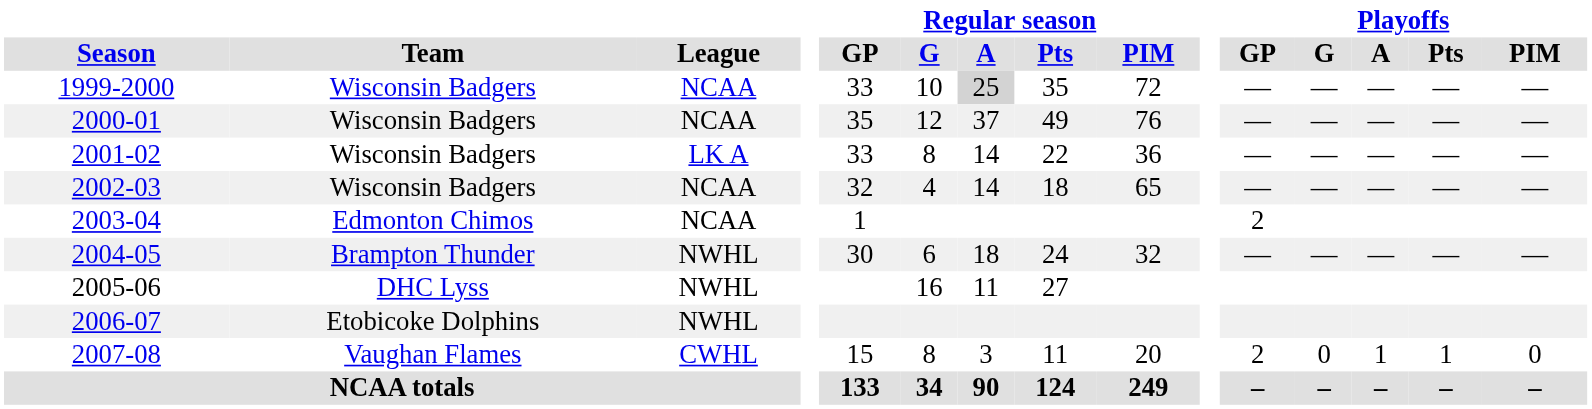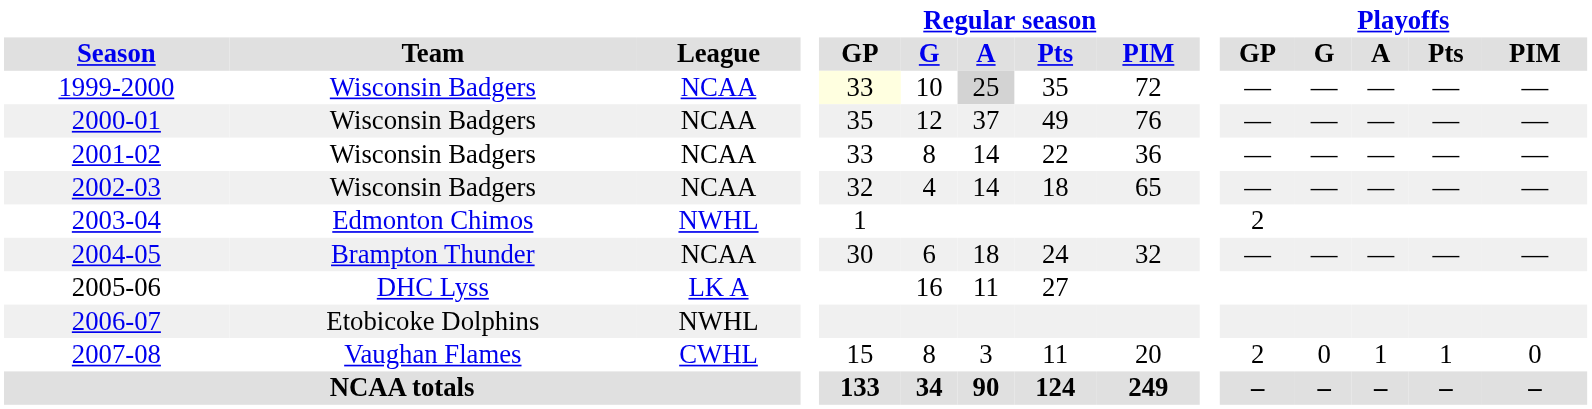(860, 87) no background -> (860, 87) lightyellow background
(718, 153) LK A -> (718, 153) NCAA
(718, 220) NCAA -> (719, 220) NWHL
(719, 254) NWHL -> (718, 254) NCAA
(719, 287) NWHL -> (718, 287) LK A
